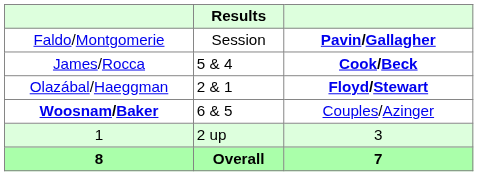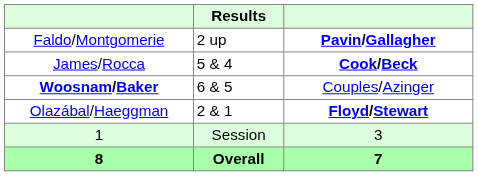(239, 40) Session -> (212, 40) 2 up
rows swapped: (99, 111) <-> (99, 87)
(212, 135) 2 up -> (239, 135) Session
